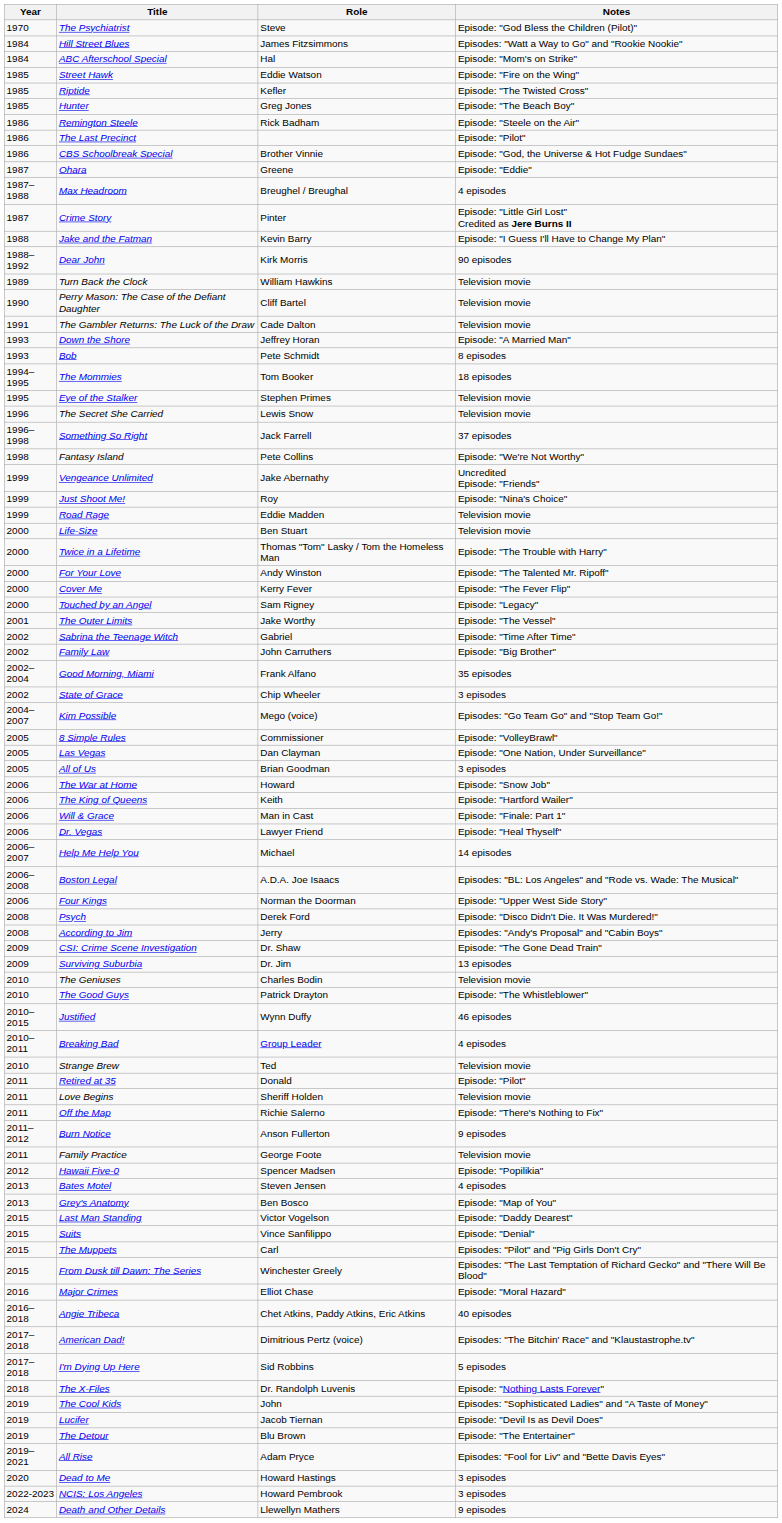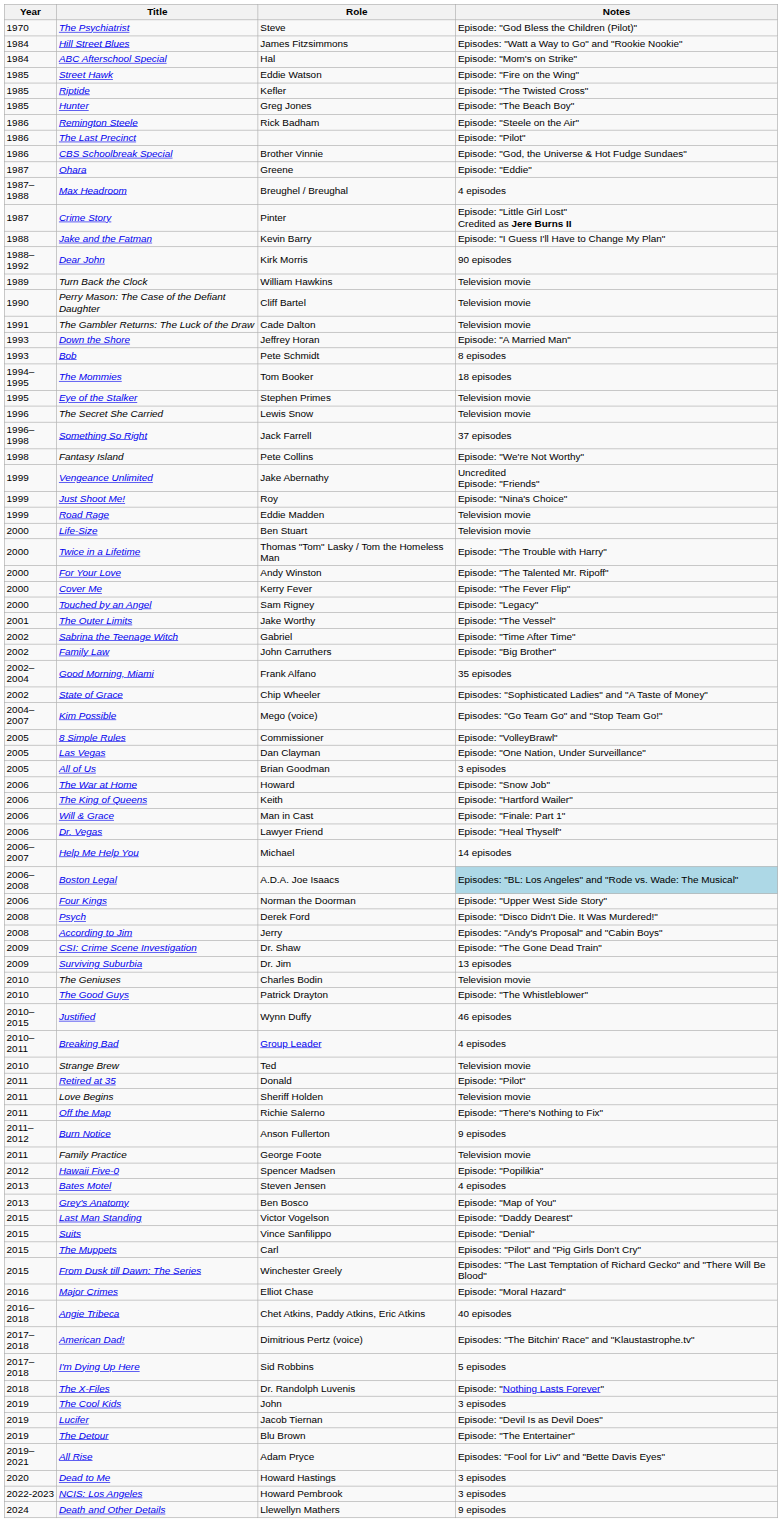(482, 694) 3 episodes -> (583, 694) Episodes: "Sophisticated Ladies" and "A Taste of Money"
(598, 880) no background -> (598, 880) lightblue background
(583, 1404) Episodes: "Sophisticated Ladies" and "A Taste of Money" -> (482, 1404) 3 episodes
